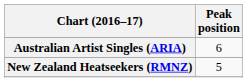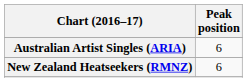(219, 67) 5 -> (219, 67) 6
